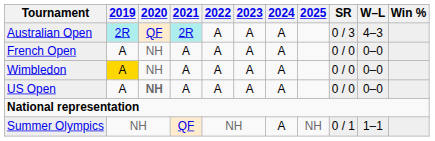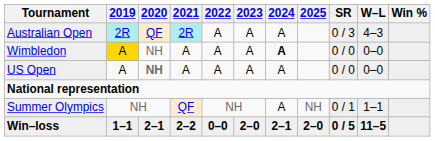- row: (42, 51)
(281, 70) normal -> (281, 51) bold
+ row: (33, 126)
